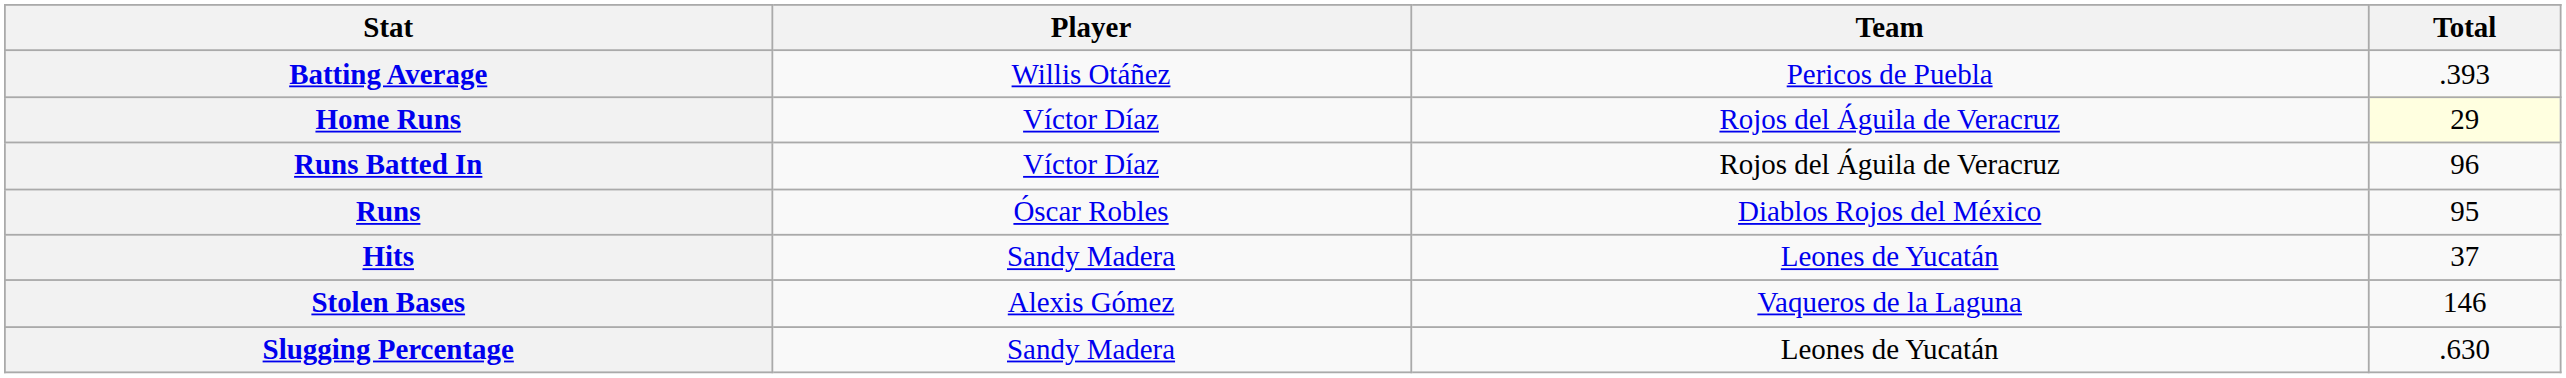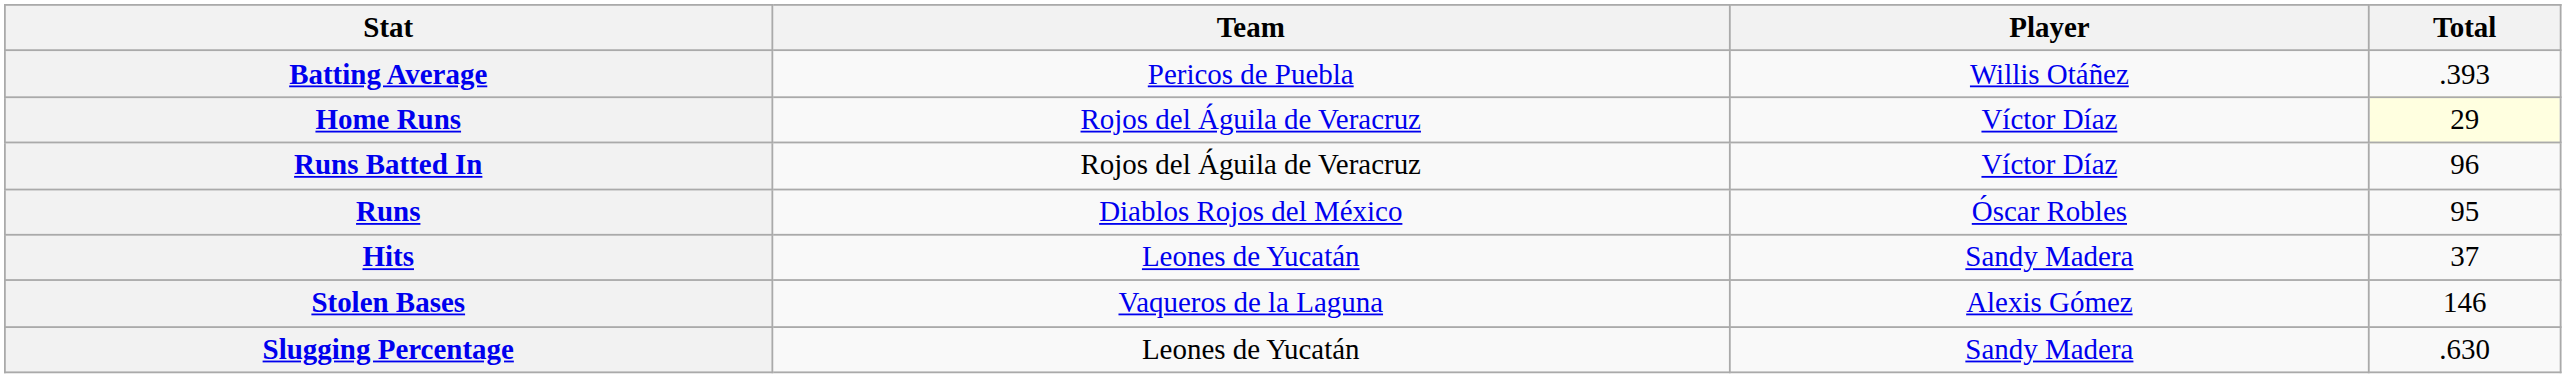columns swapped: (1091, 27) <-> (1890, 27)
